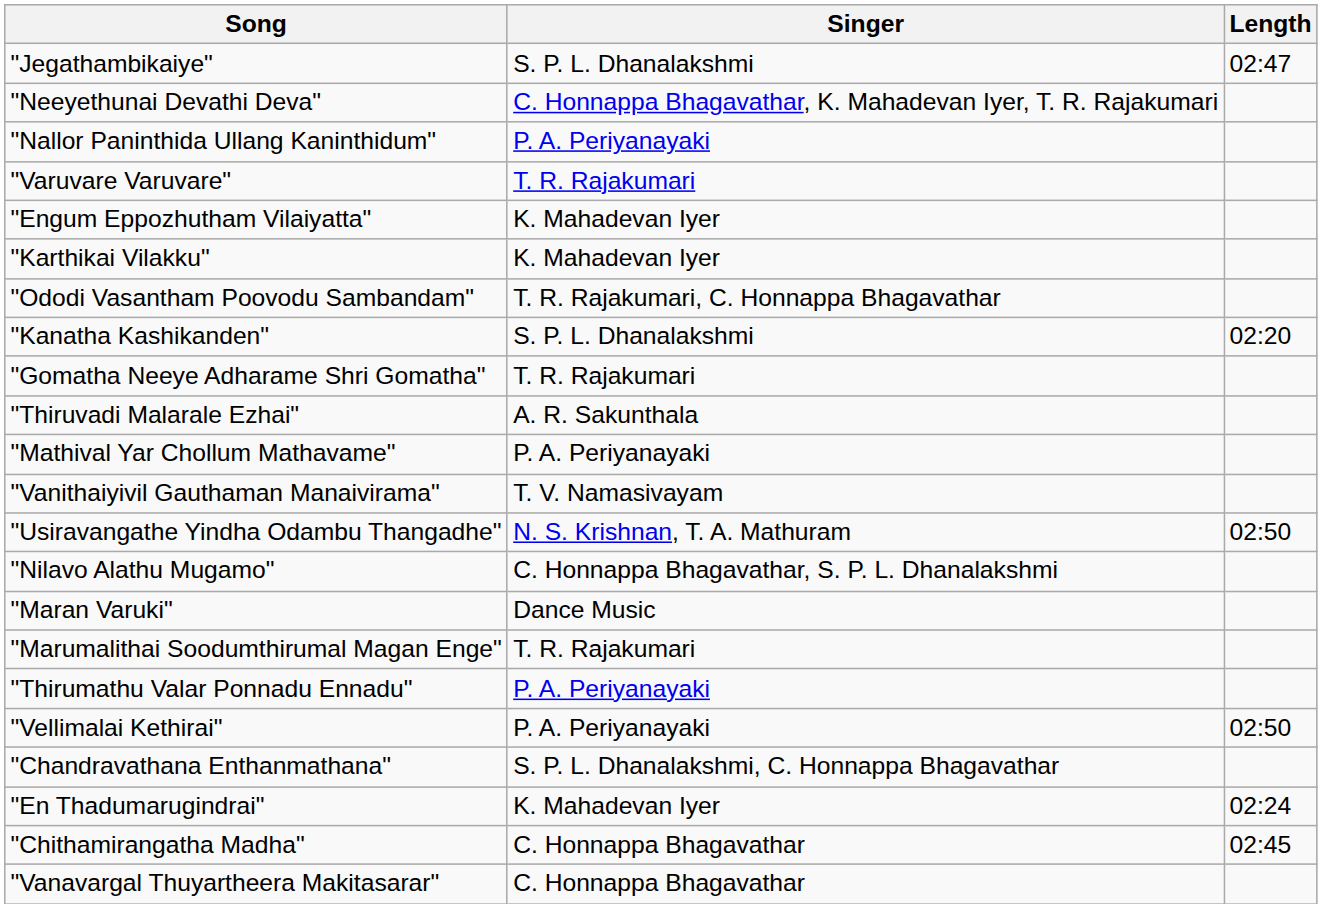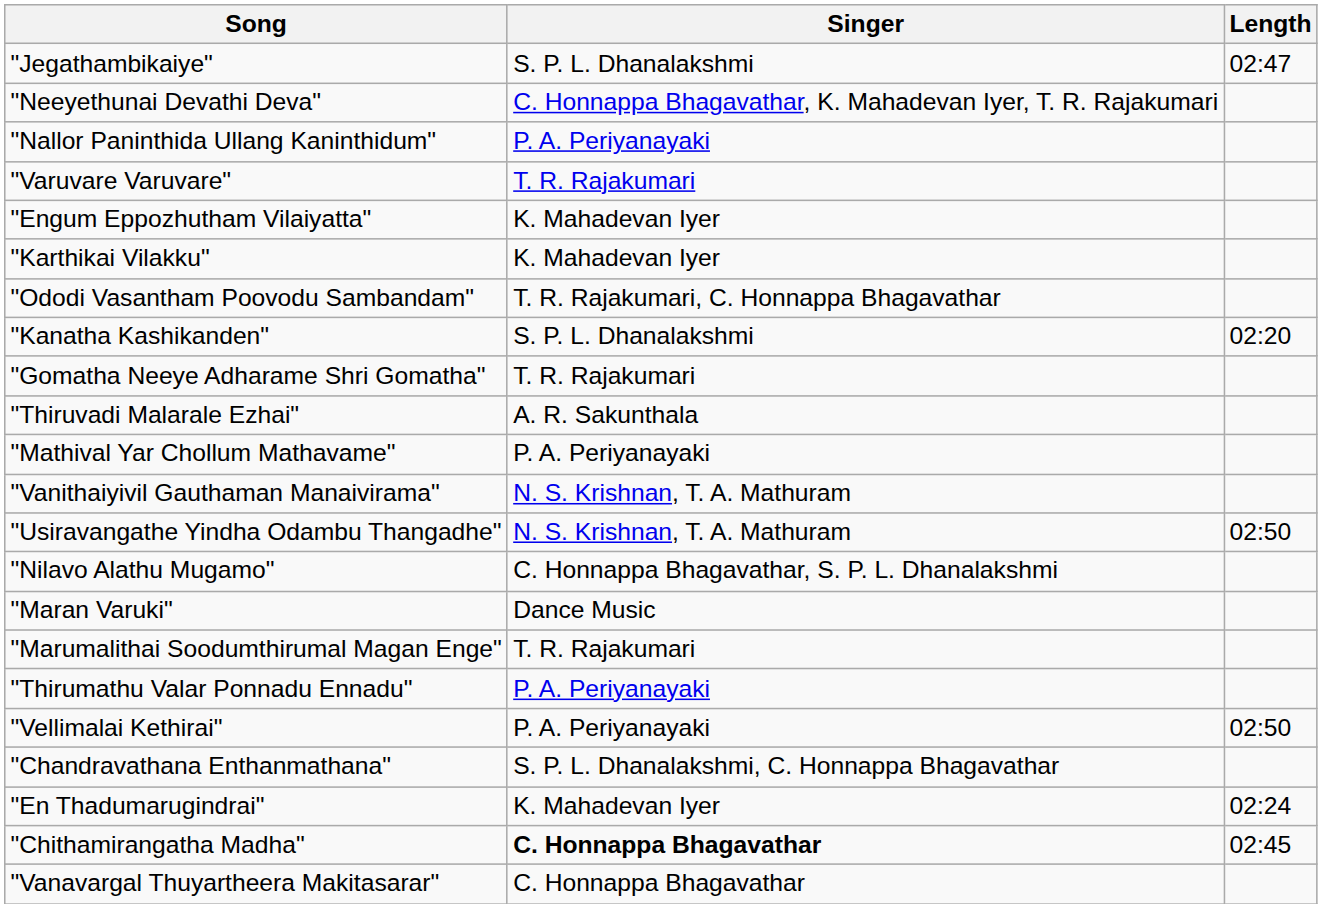(618, 492) T. V. Namasivayam -> (682, 492) N. S. Krishnan, T. A. Mathuram
(659, 844) normal -> (667, 844) bold
